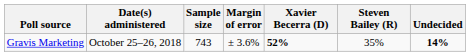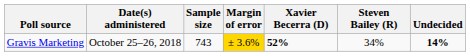(244, 42) no background -> (244, 42) gold background
(374, 42) 35% -> (374, 42) 34%
